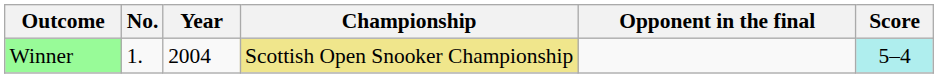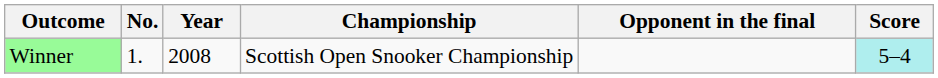(190, 55) 2004 -> (190, 55) 2008
(409, 55) khaki background -> (409, 55) no background
